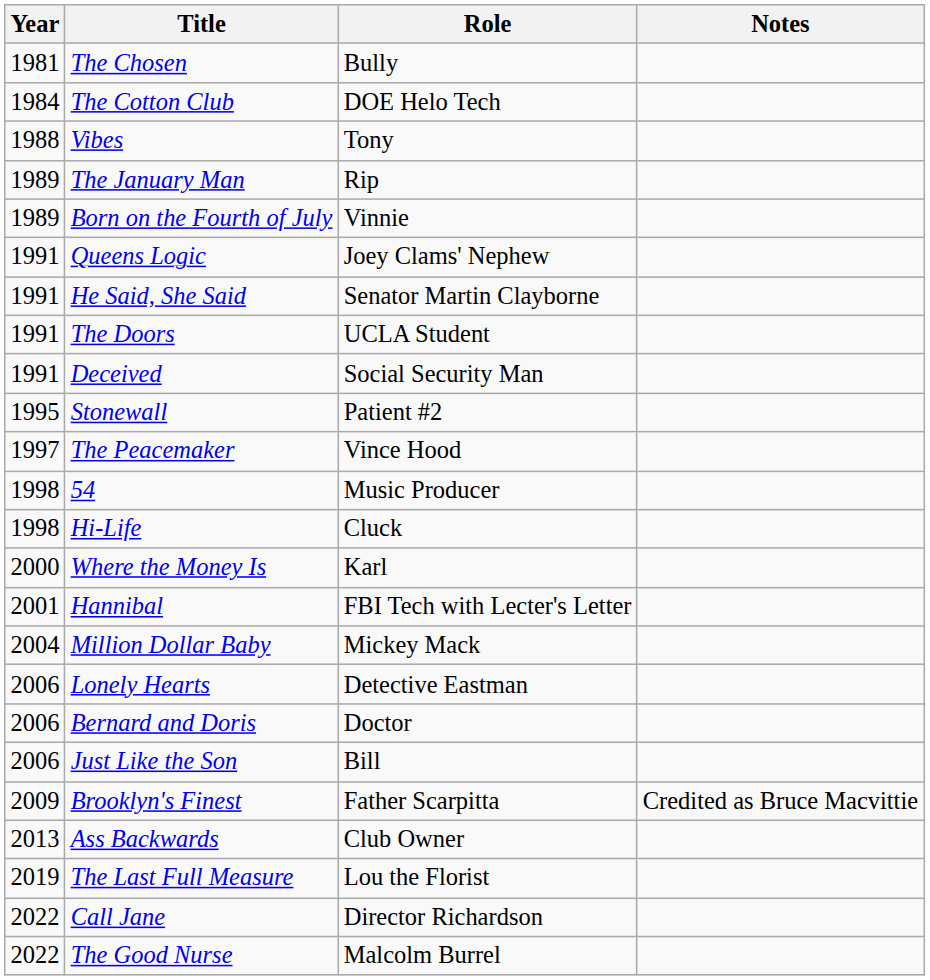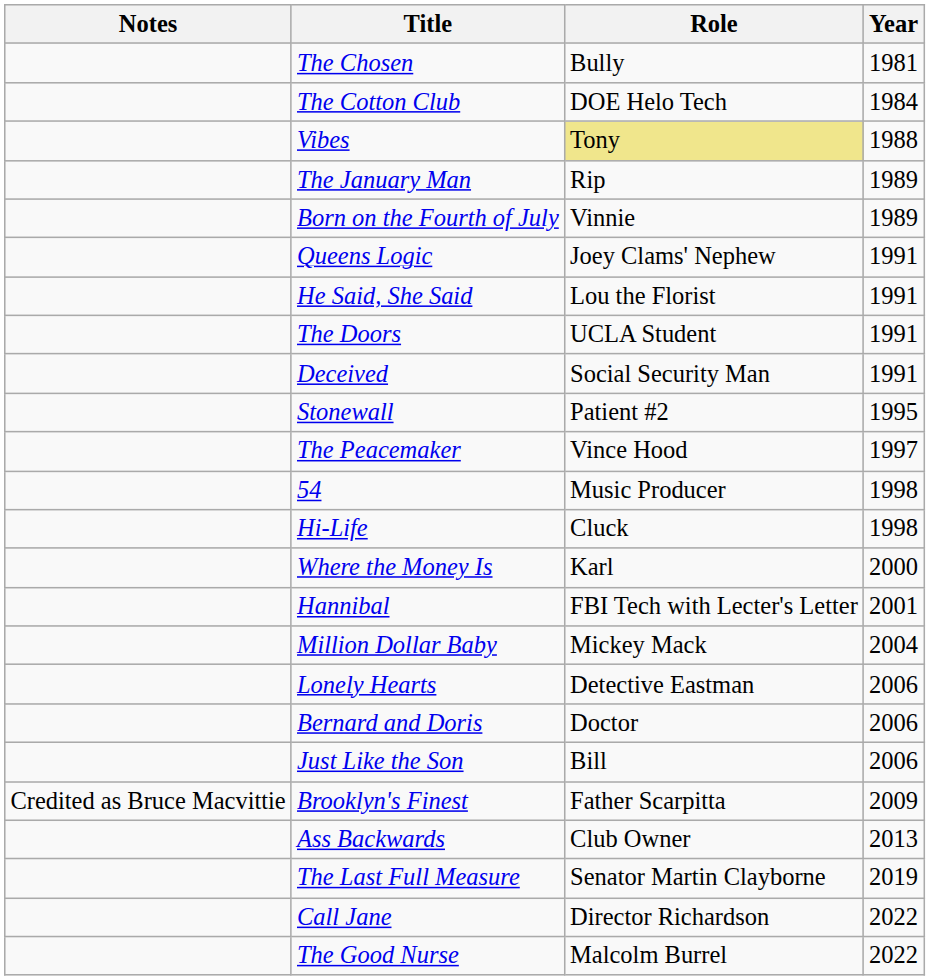columns swapped: (35, 23) <-> (780, 23)
(369, 140) no background -> (595, 140) khaki background
(472, 295) Senator Martin Clayborne -> (643, 295) Lou the Florist
(416, 878) Lou the Florist -> (698, 878) Senator Martin Clayborne
